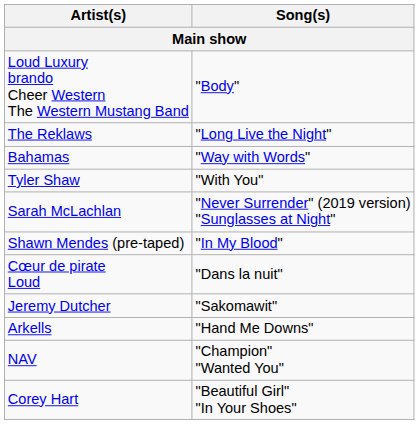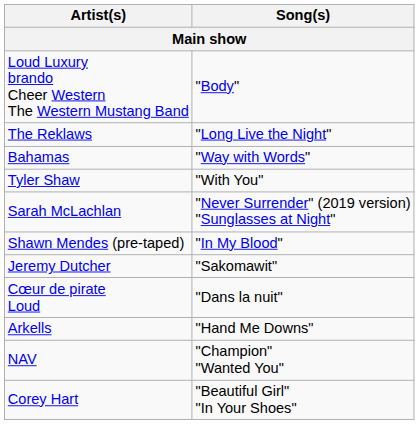rows swapped: (59, 305) <-> (57, 274)
